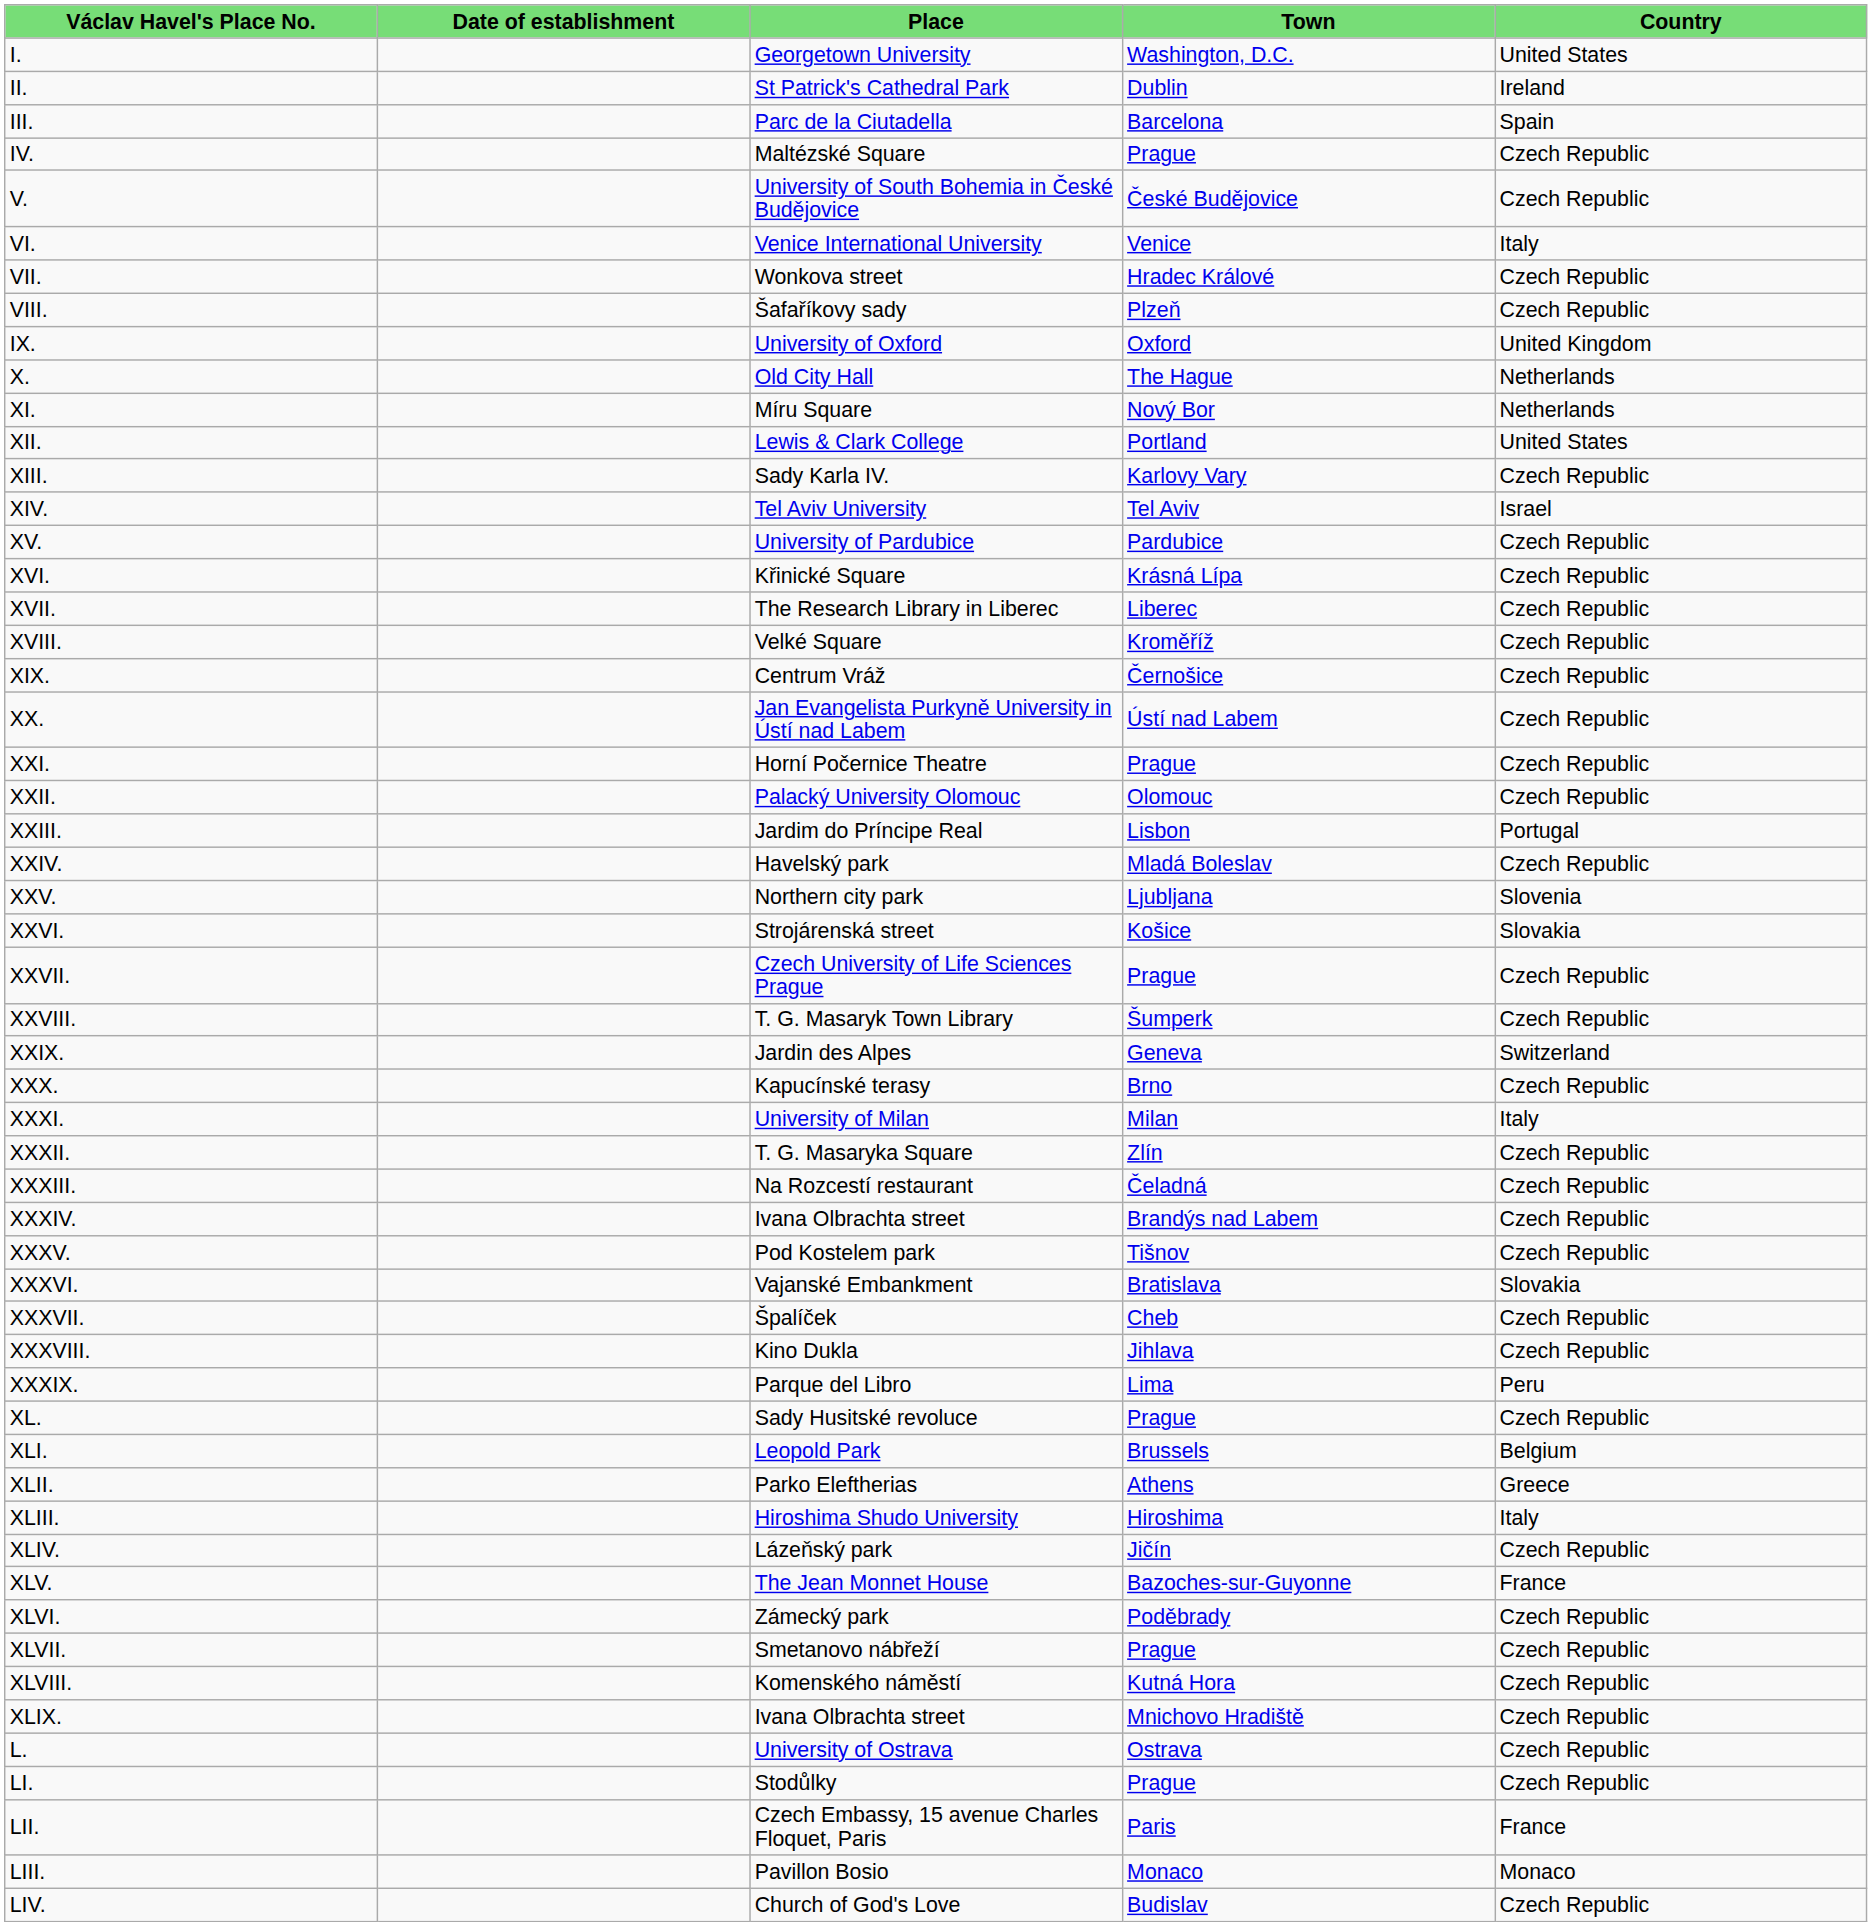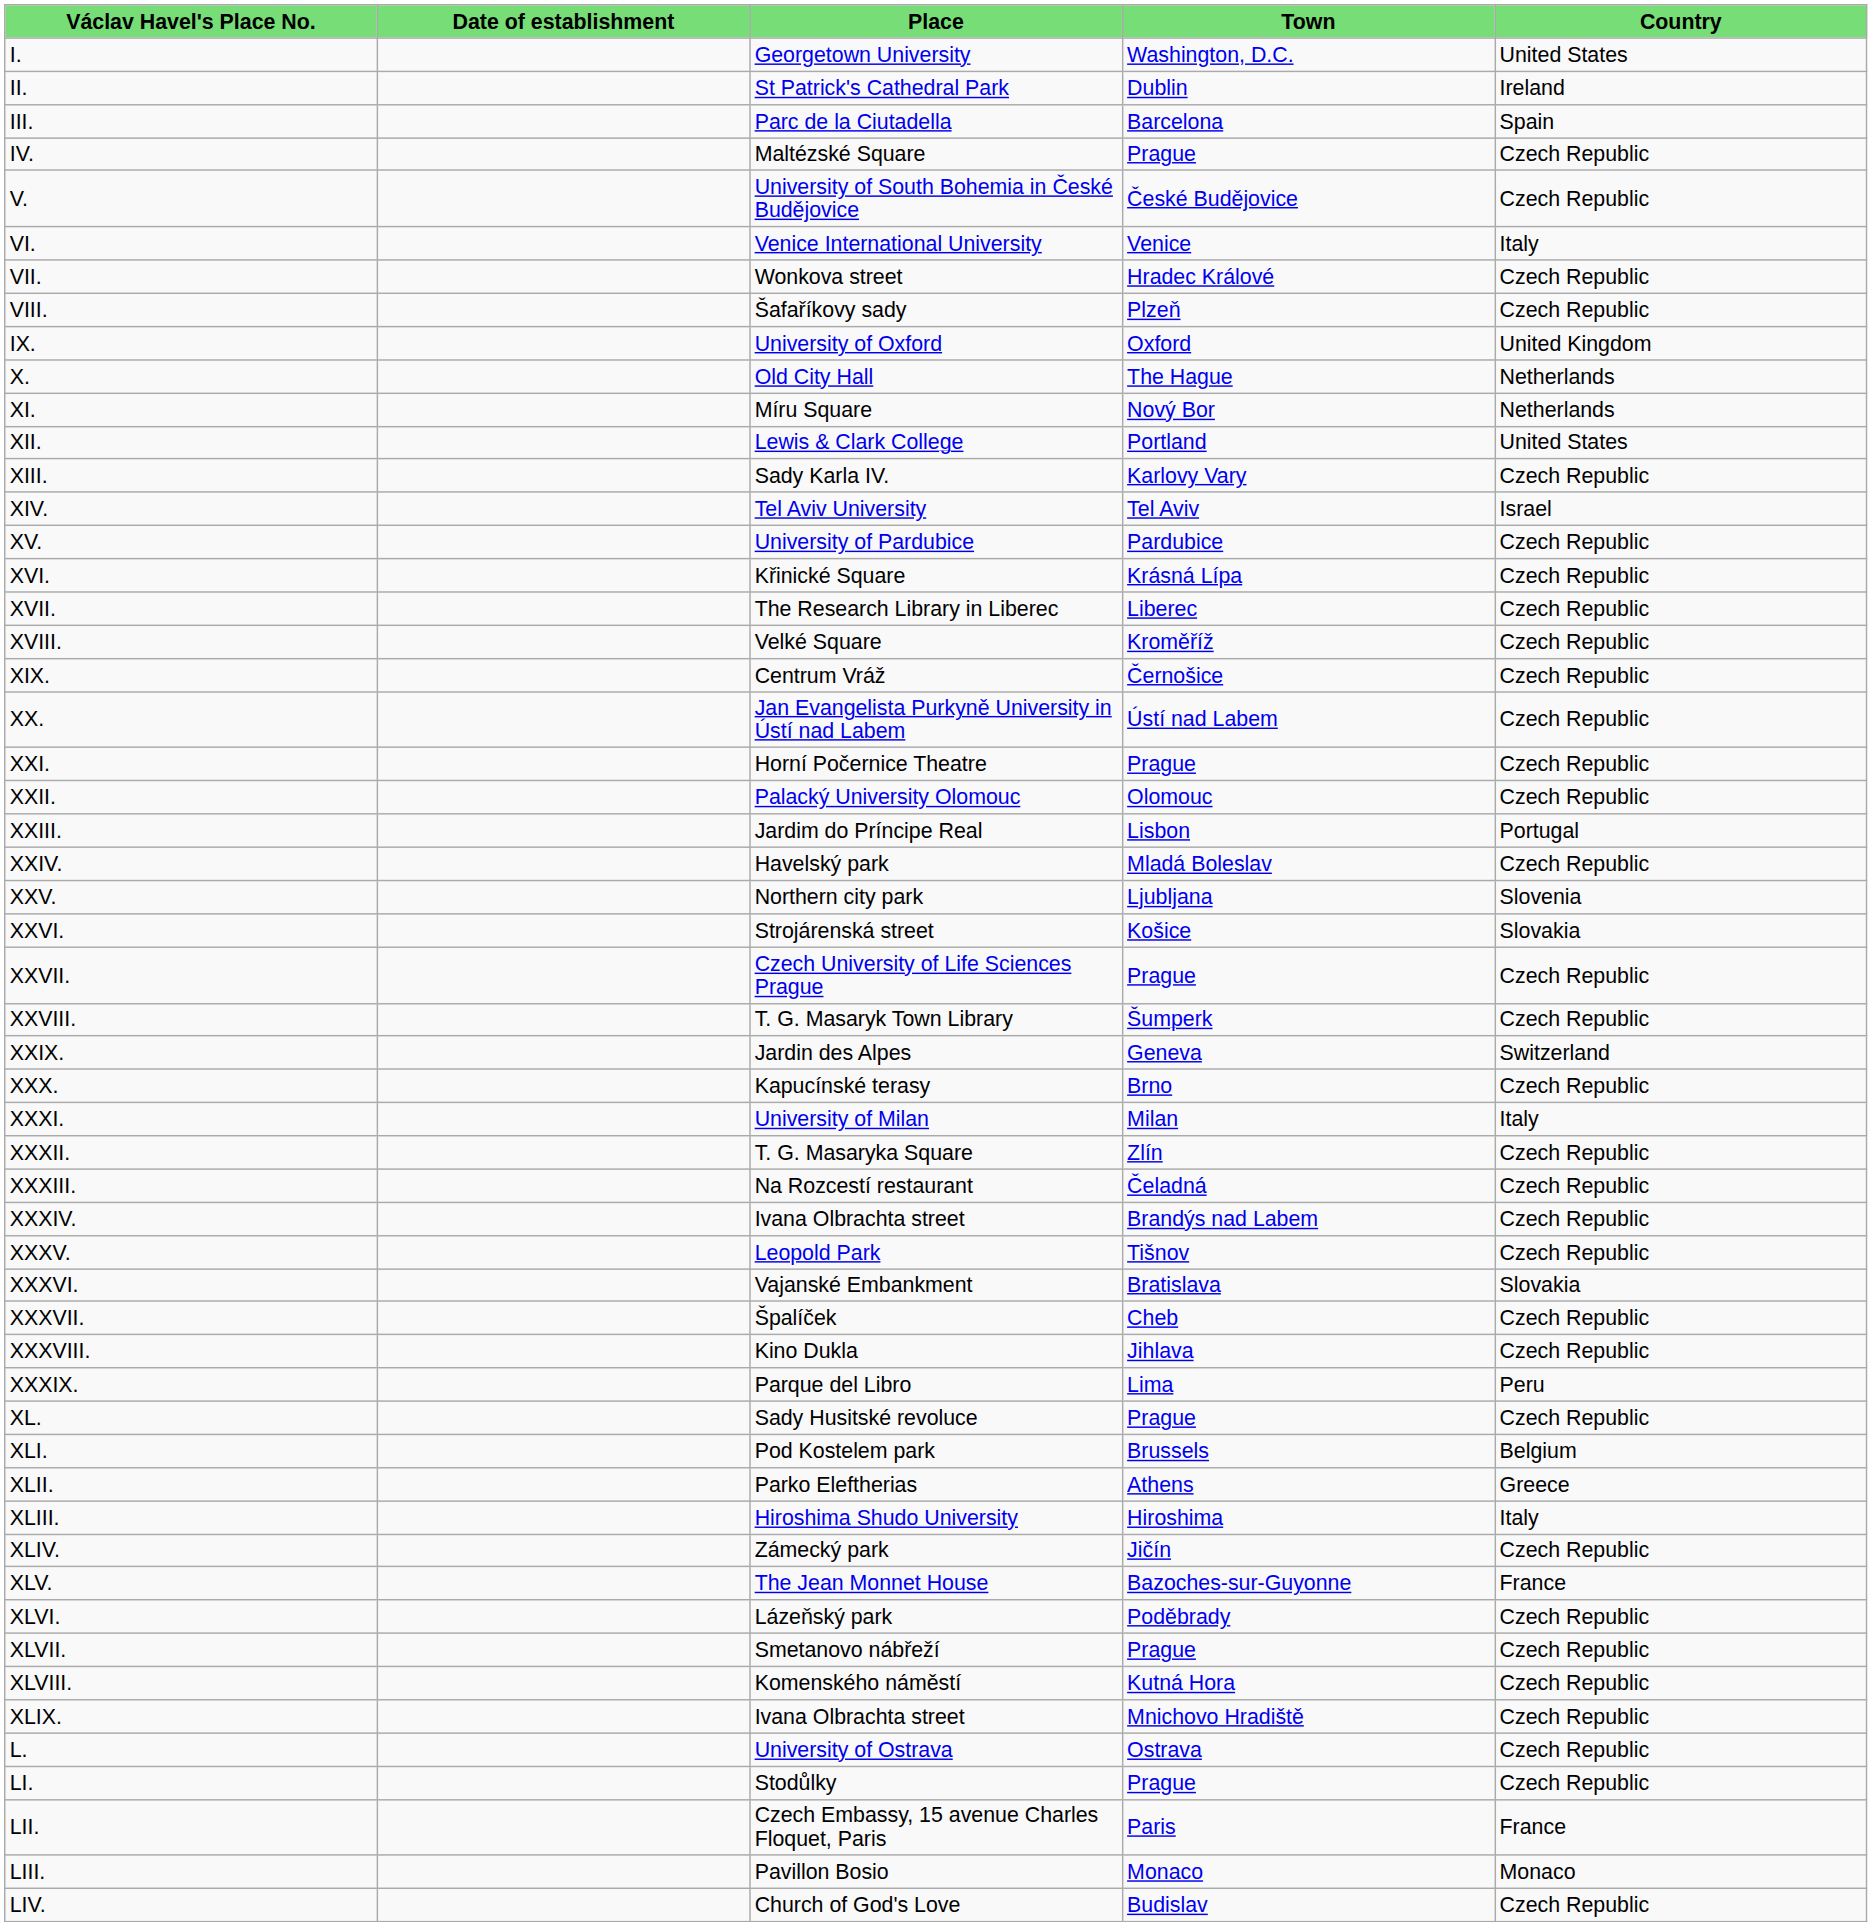(845, 1252) Pod Kostelem park -> (818, 1252) Leopold Park
(818, 1451) Leopold Park -> (845, 1451) Pod Kostelem park
(823, 1550) Lázeňský park -> (822, 1550) Zámecký park
(822, 1616) Zámecký park -> (823, 1616) Lázeňský park
